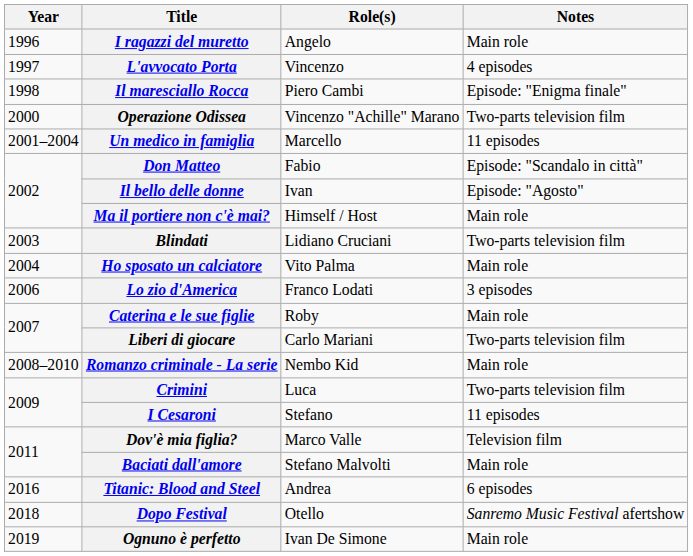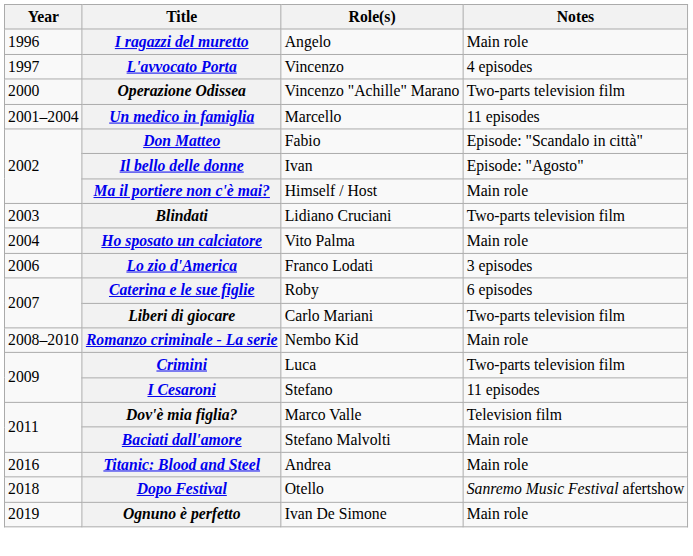- row: (182, 91)
(497, 315) Main role -> (500, 290) 6 episodes
(500, 489) 6 episodes -> (497, 464) Main role
